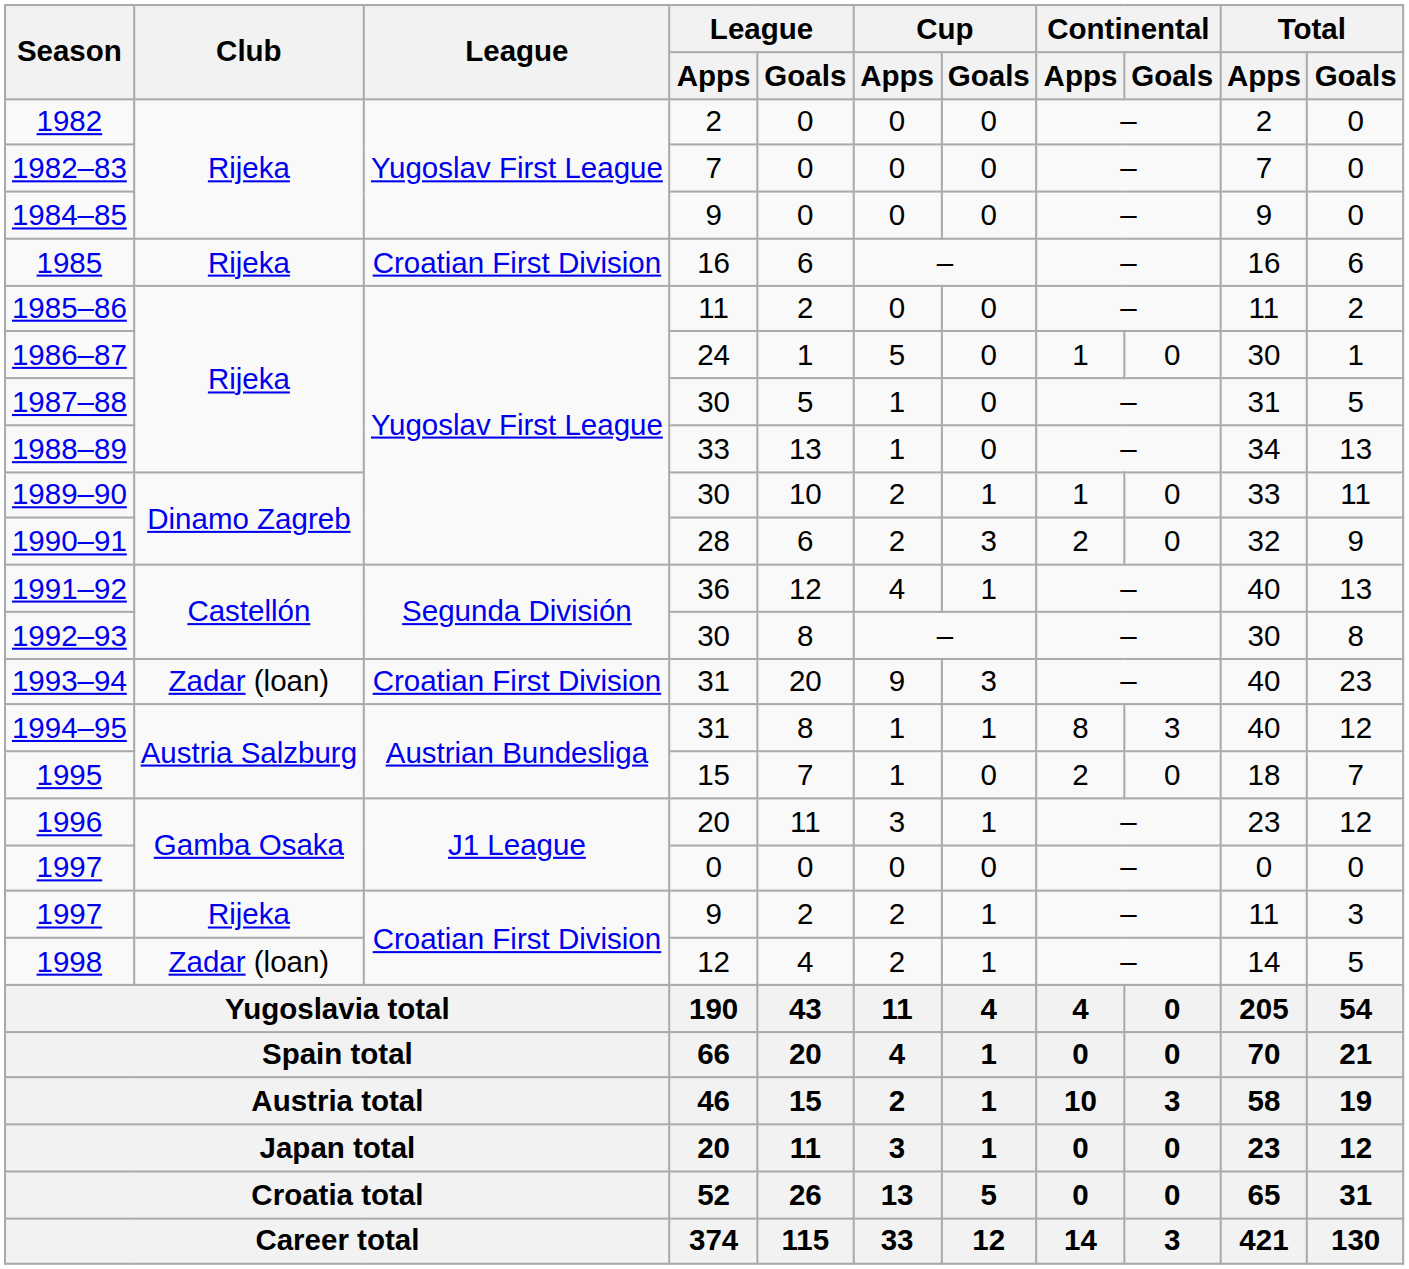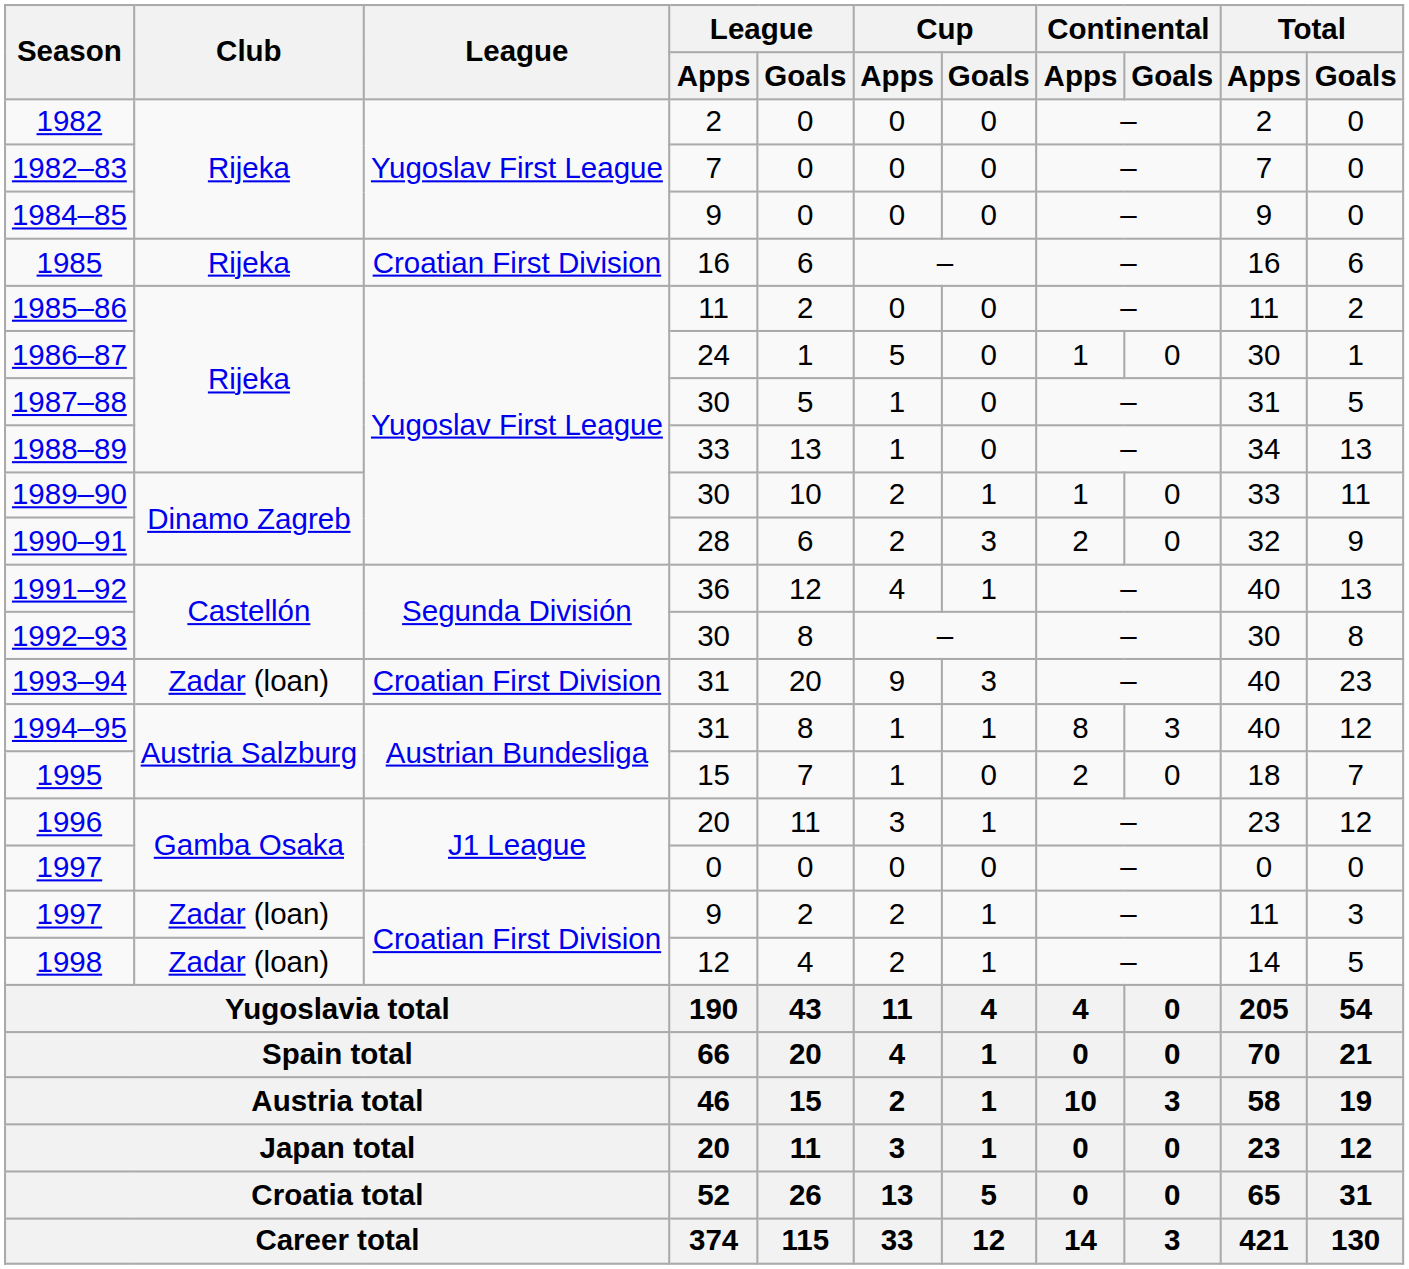(249, 915) Rijeka -> (249, 915) Zadar (loan)
